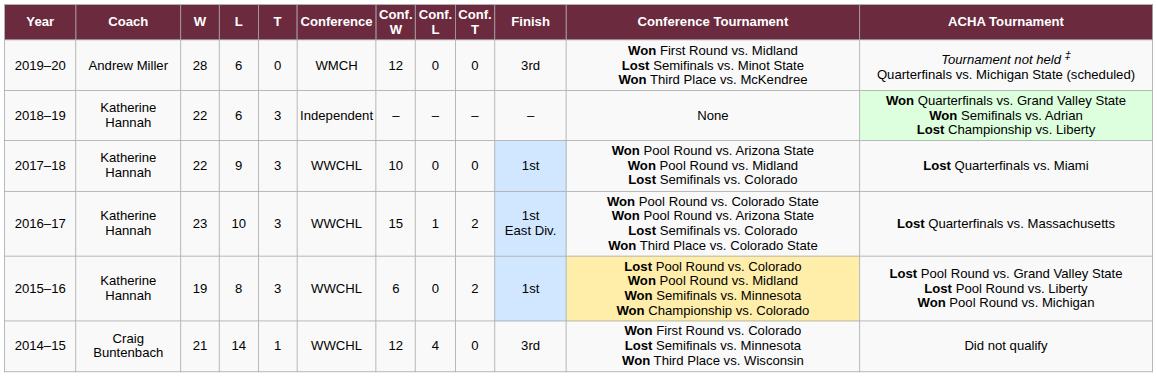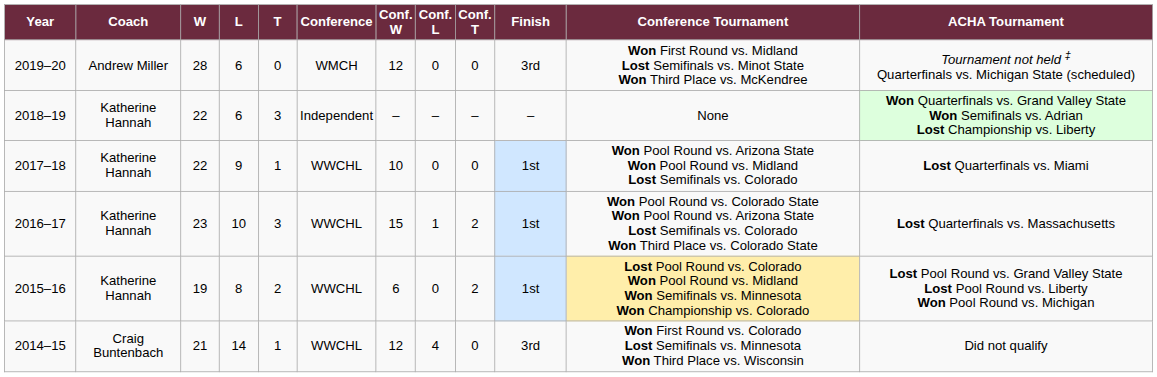(278, 165) 3 -> (278, 165) 1
(531, 223) 1st East Div. -> (531, 223) 1st
(278, 288) 3 -> (278, 288) 2
